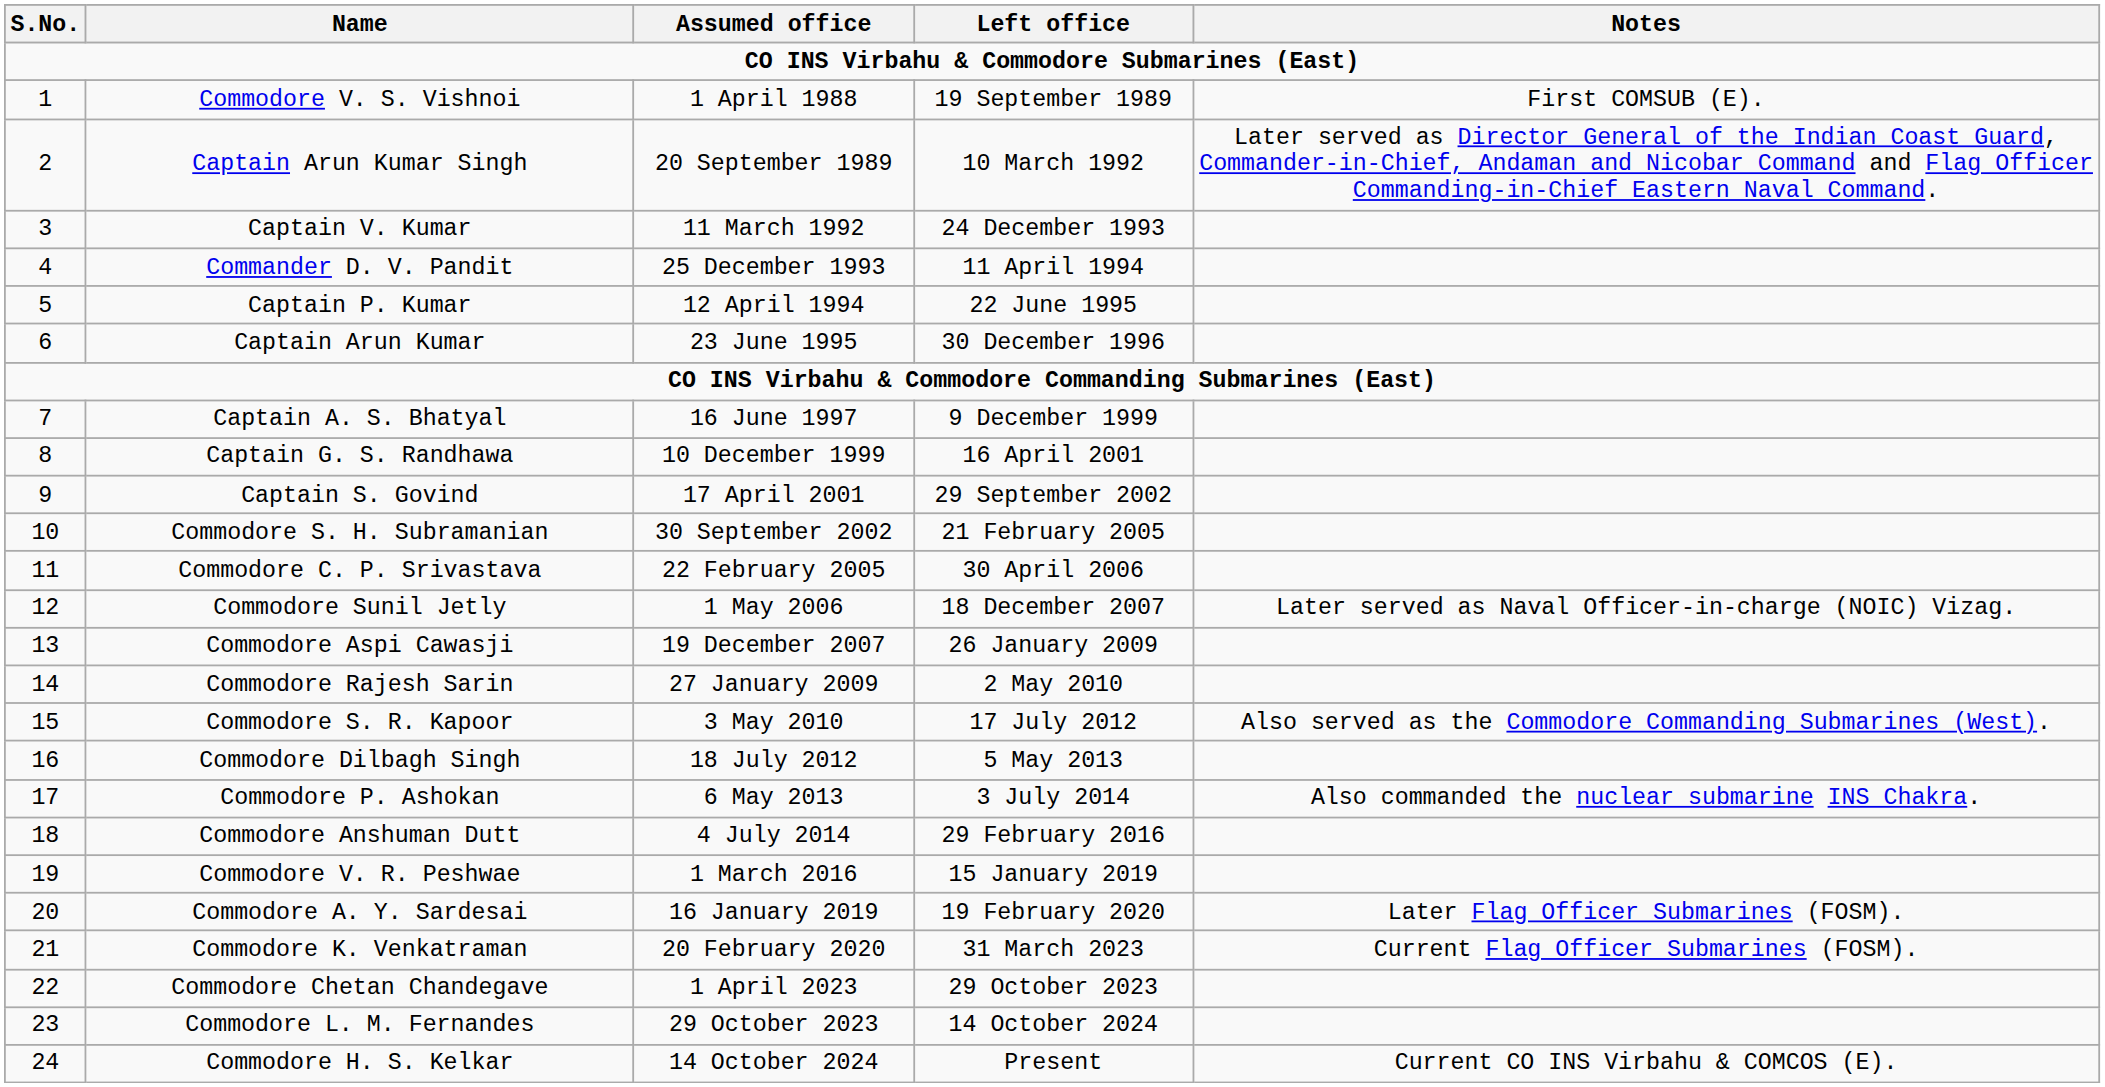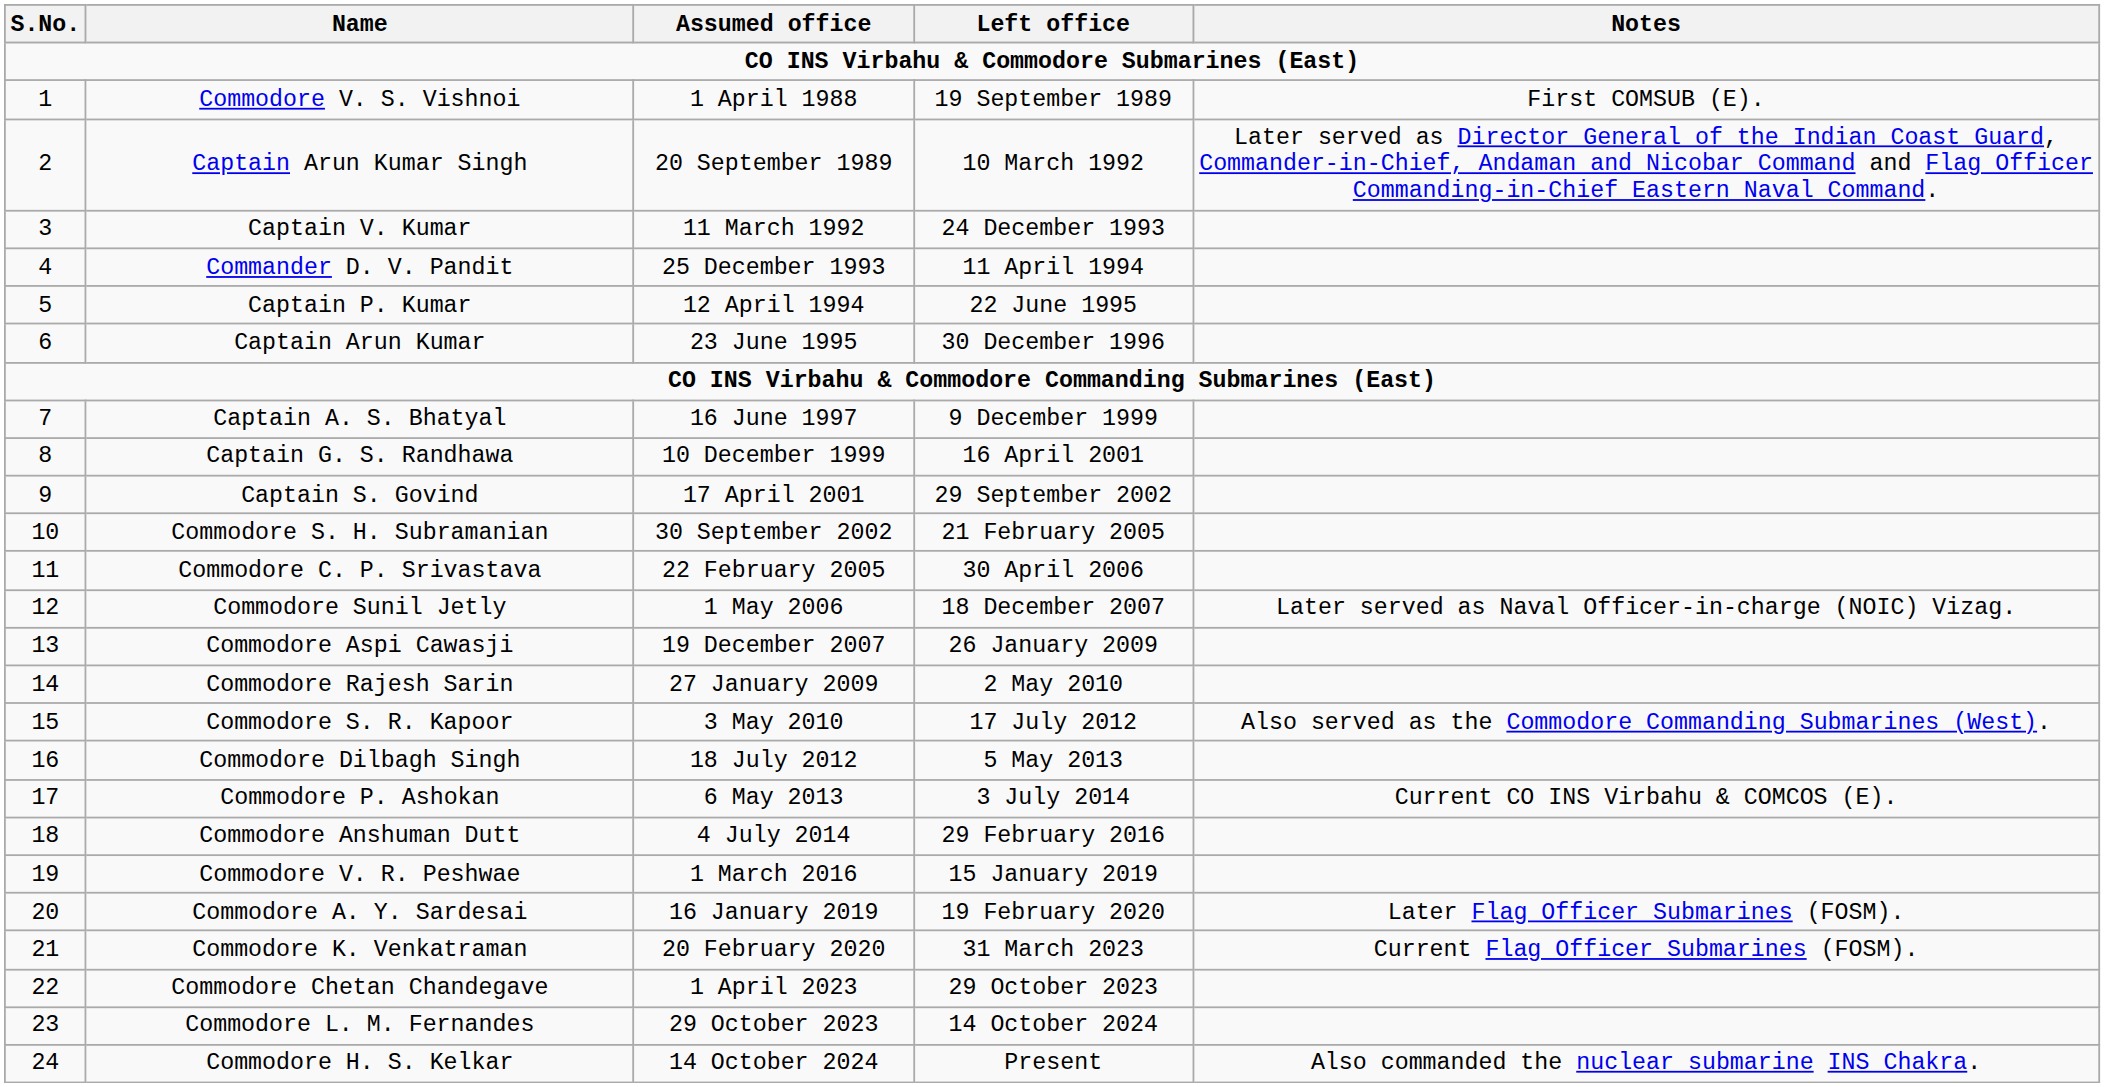(1646, 798) Also commanded the nuclear submarine INS Chakra. -> (1646, 798) Current CO INS Virbahu & COMCOS (E).
(1646, 1064) Current CO INS Virbahu & COMCOS (E). -> (1646, 1064) Also commanded the nuclear submarine INS Chakra.
